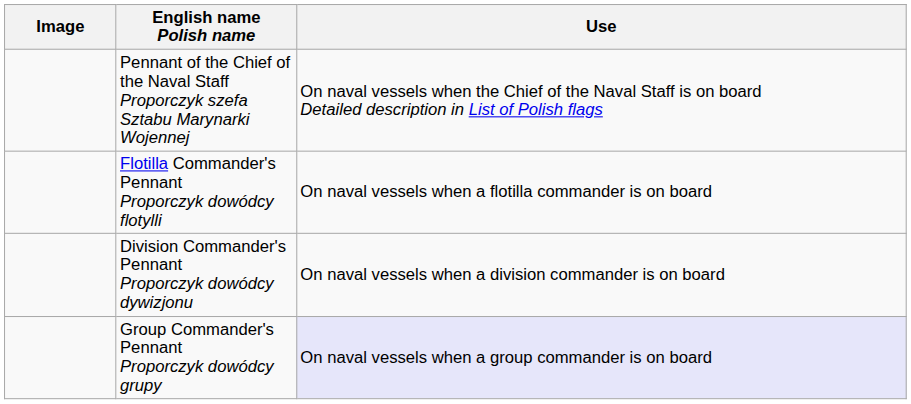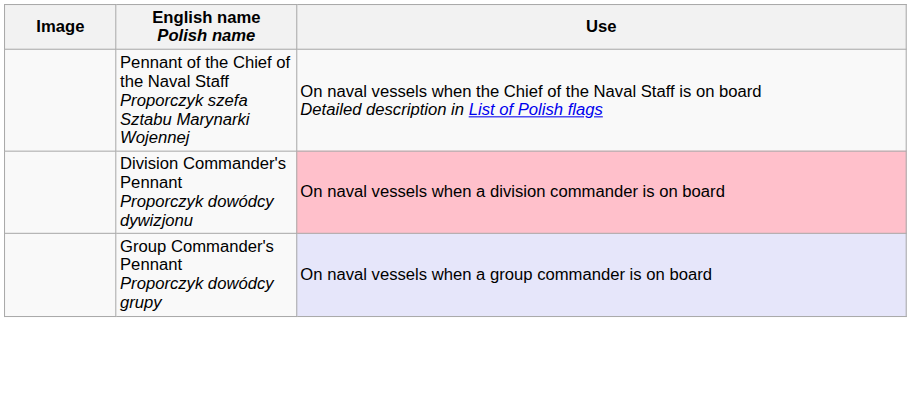- row: (198, 192)
(513, 274) no background -> (513, 192) pink background
